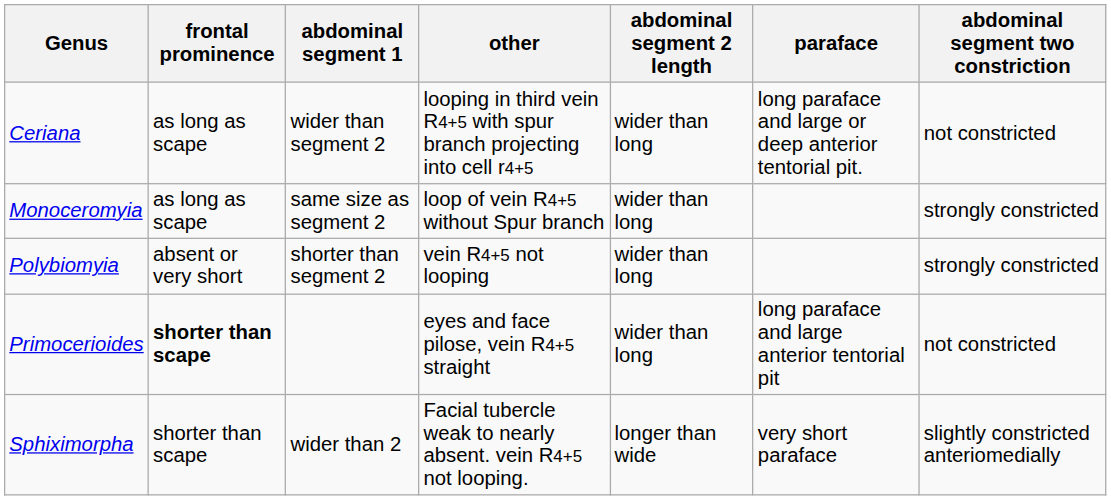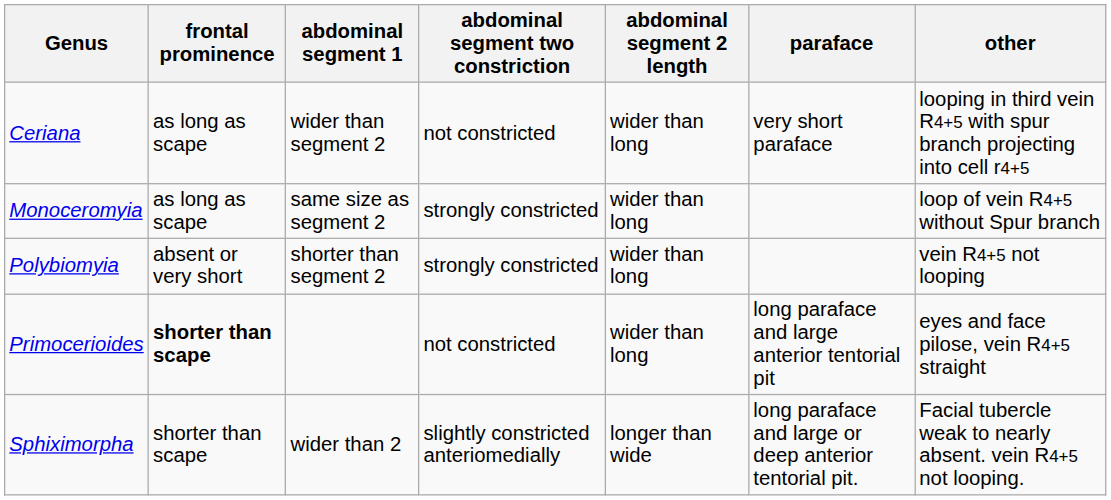columns swapped: (1012, 43) <-> (514, 43)
(819, 132) long paraface and large or deep anterior tentorial pit. -> (798, 132) very short paraface
(802, 444) very short paraface -> (815, 444) long paraface and large or deep anterior tentorial pit.
